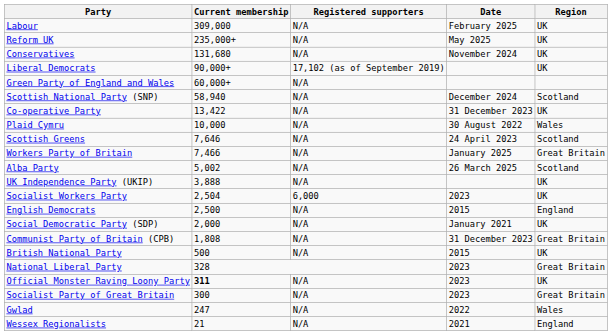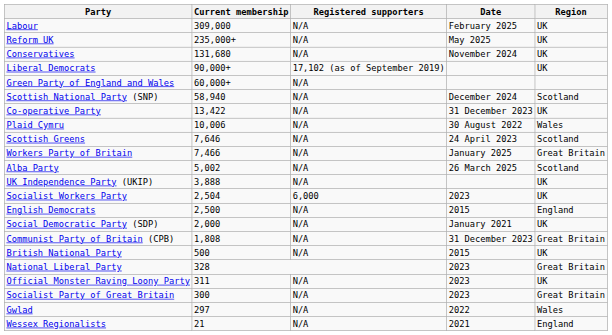(210, 125) 10,000 -> (210, 125) 10,006
(202, 281) bold -> (202, 281) normal
(202, 310) 247 -> (202, 310) 297
